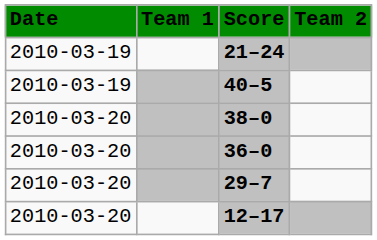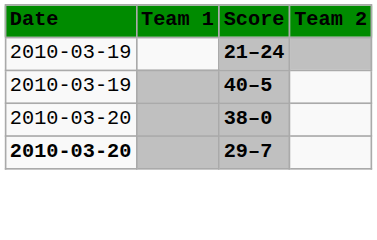- row: (248, 152)
(71, 185) normal -> (71, 152) bold
- row: (254, 217)
